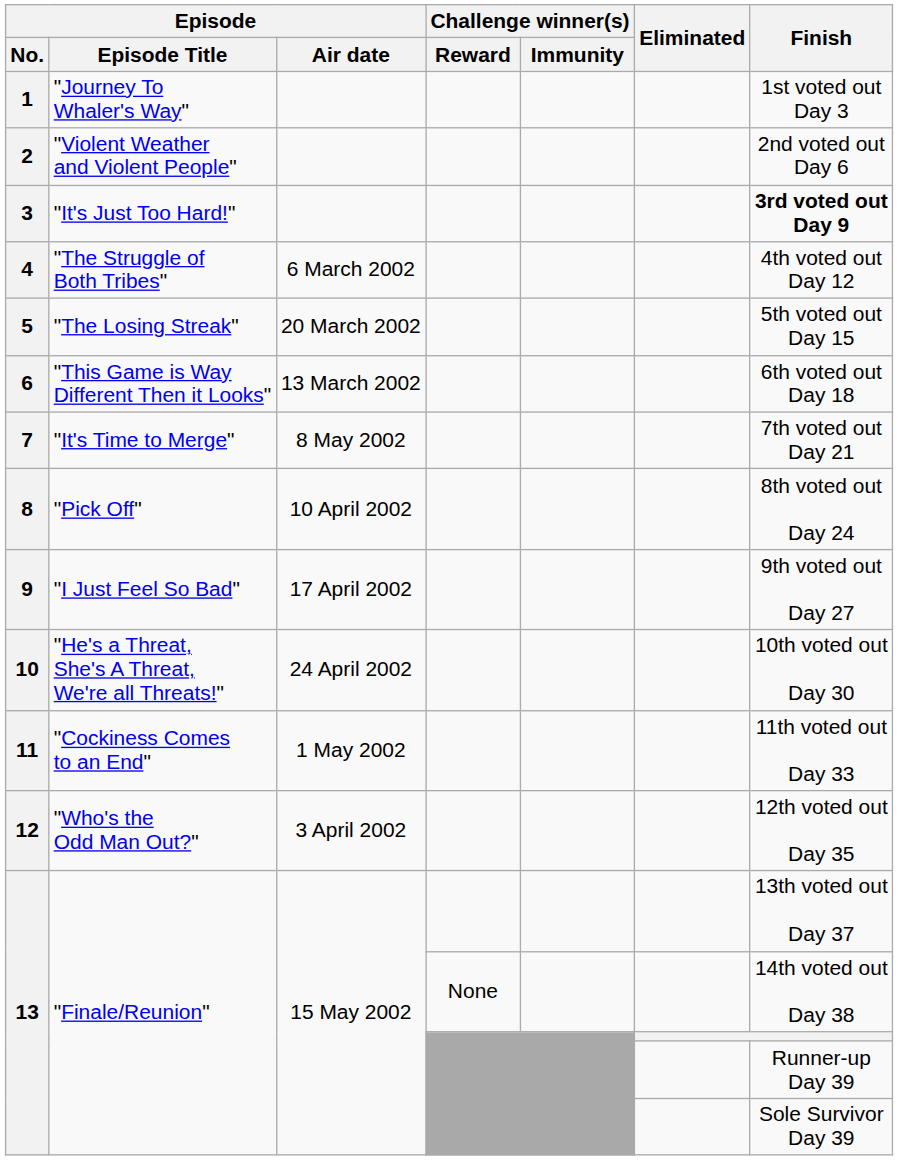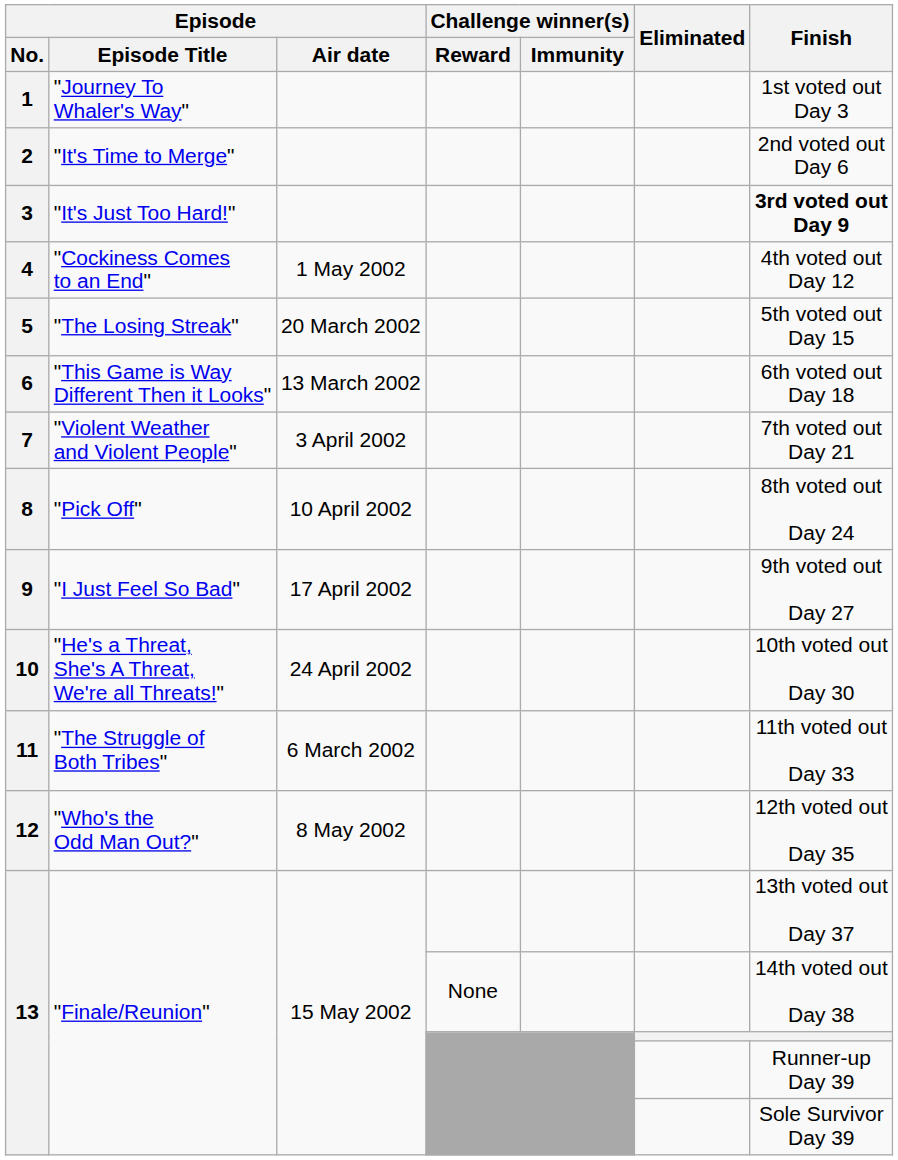(145, 156) "Violent Weather and Violent People" -> (144, 156) "It's Time to Merge"
(129, 269) "The Struggle of Both Tribes" -> (142, 269) "Cockiness Comes to an End"
(351, 269) 6 March 2002 -> (351, 269) 1 May 2002
(144, 440) "It's Time to Merge" -> (145, 440) "Violent Weather and Violent People"
(351, 440) 8 May 2002 -> (351, 440) 3 April 2002
(142, 750) "Cockiness Comes to an End" -> (129, 750) "The Struggle of Both Tribes"
(351, 750) 1 May 2002 -> (351, 750) 6 March 2002
(351, 830) 3 April 2002 -> (351, 830) 8 May 2002
